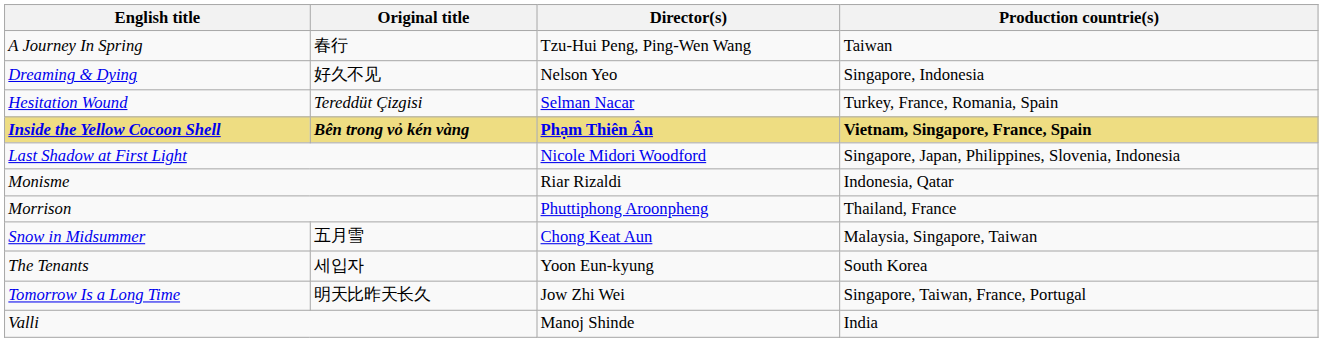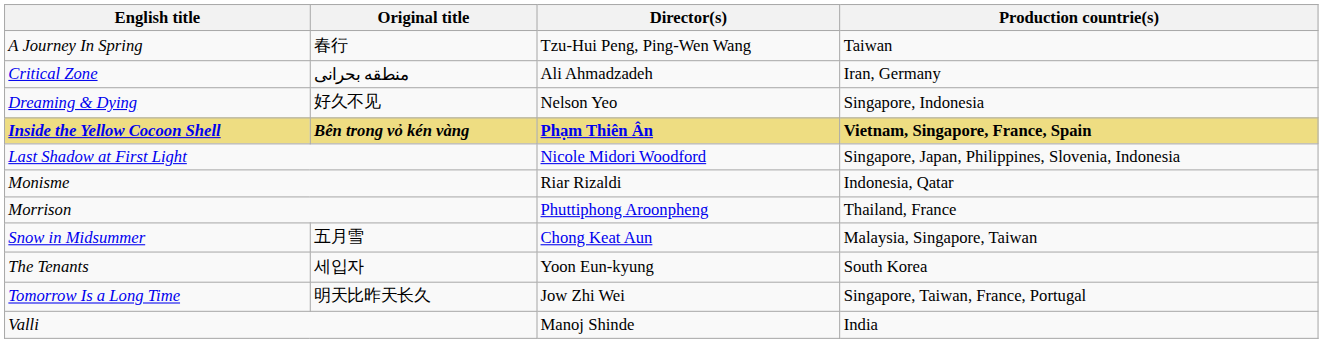+ row: (53, 74)
- row: (68, 103)
